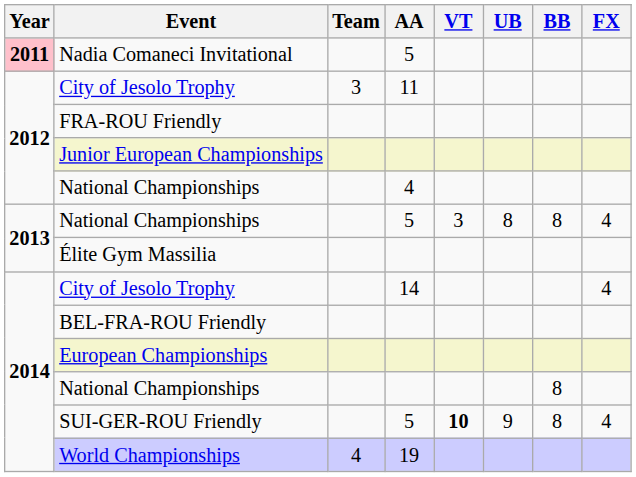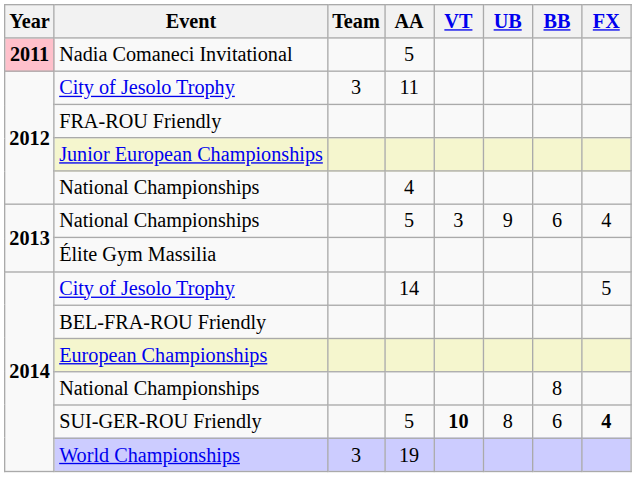(508, 221) 8 -> (508, 221) 9
(557, 221) 8 -> (557, 221) 6
(606, 288) 4 -> (606, 288) 5
(508, 421) 9 -> (508, 421) 8
(557, 421) 8 -> (557, 421) 6
(606, 421) normal -> (606, 421) bold
(356, 454) 4 -> (356, 454) 3
